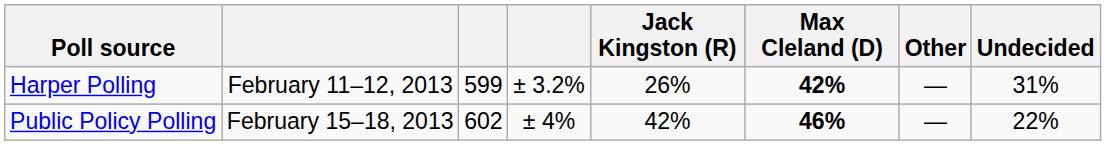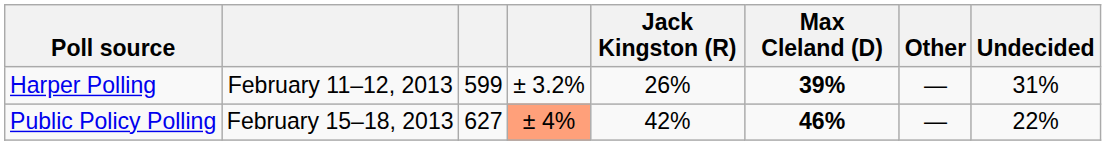(822, 85) 42% -> (822, 85) 39%
(483, 121) 602 -> (483, 121) 627
(549, 121) no background -> (549, 121) lightsalmon background
